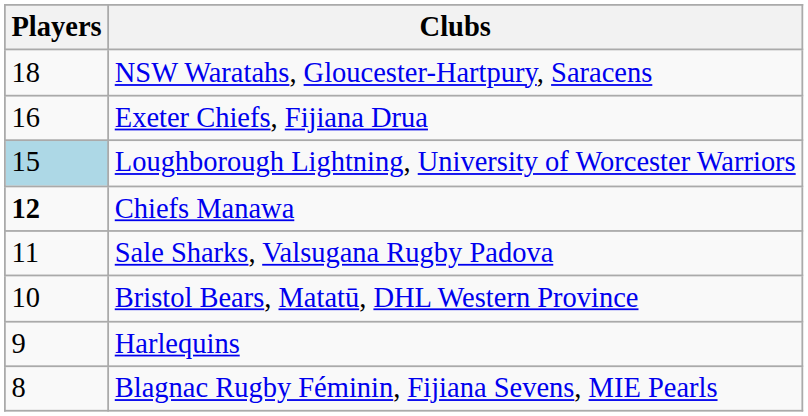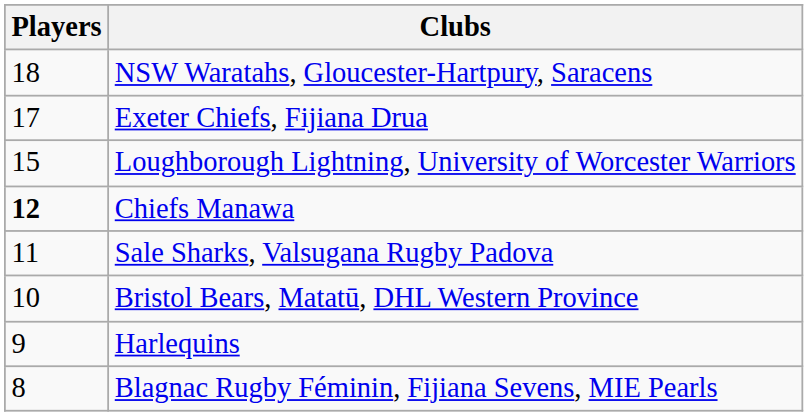(26, 117) 16 -> (26, 117) 17
(26, 162) lightblue background -> (26, 162) no background
